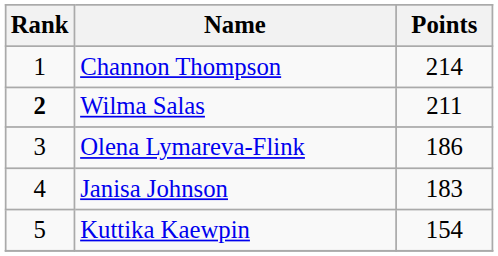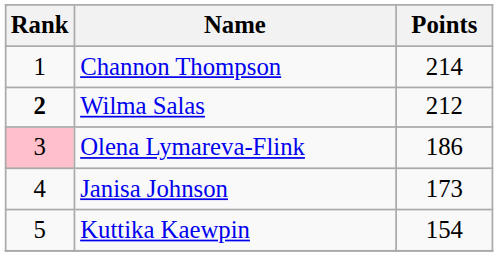(444, 106) 211 -> (444, 106) 212
(40, 147) no background -> (40, 147) pink background
(444, 188) 183 -> (444, 188) 173
